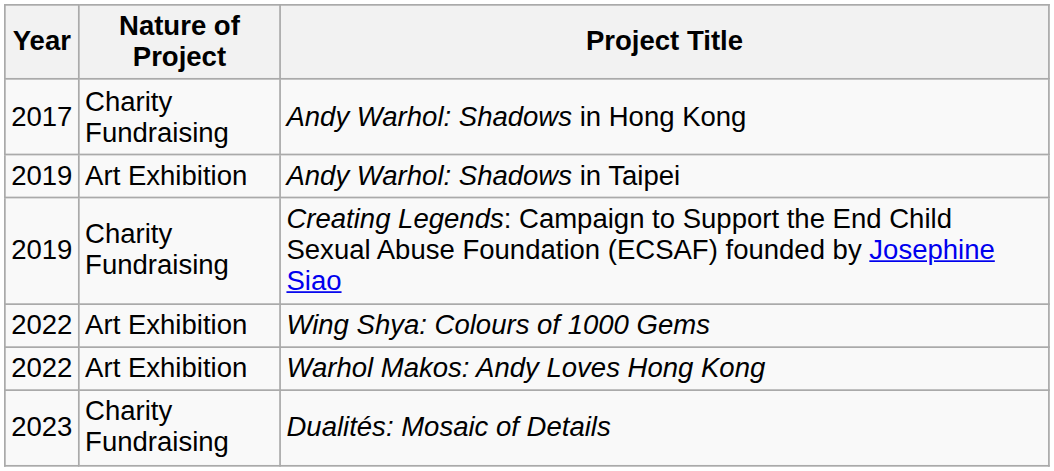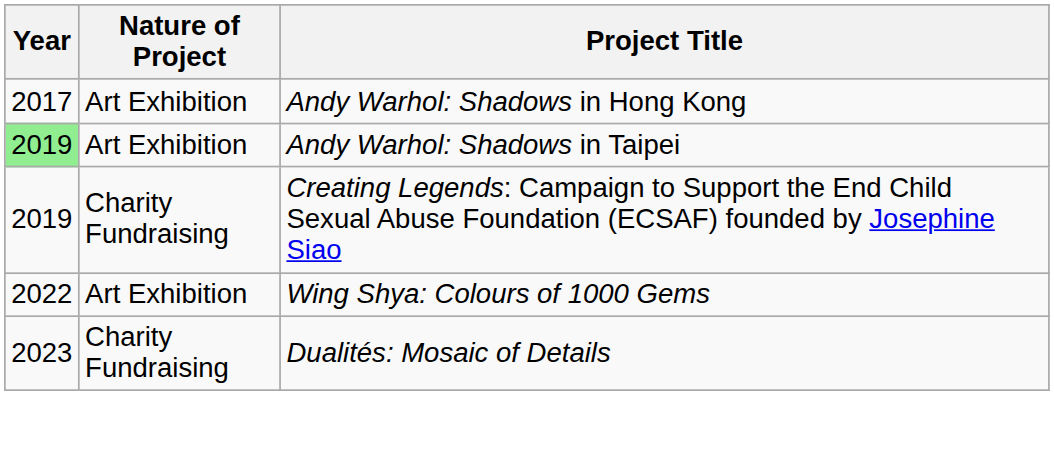(157, 116) Charity Fundraising -> (166, 100) Art Exhibition
(42, 175) no background -> (42, 144) lightgreen background
- row: (526, 368)
